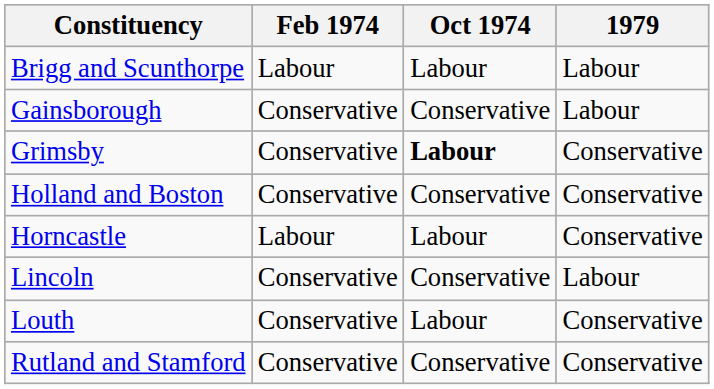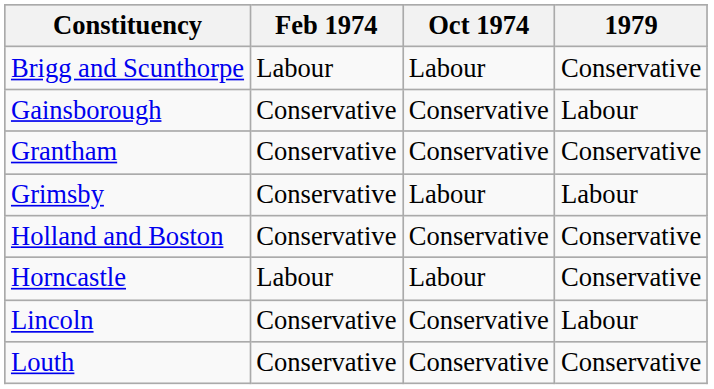(601, 67) Labour -> (631, 67) Conservative
+ row: (64, 151)
(453, 151) bold -> (447, 194) normal
(633, 151) Conservative -> (599, 194) Labour
(449, 320) Labour -> (479, 362) Conservative
- row: (128, 362)
